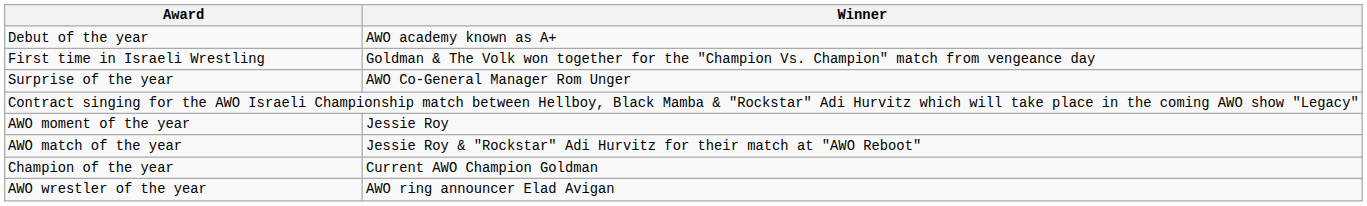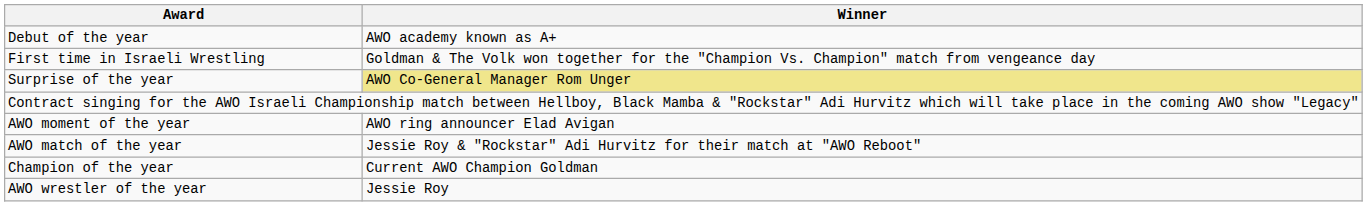(499, 81) no background -> (499, 81) khaki background
(407, 124) Jessie Roy -> (490, 124) AWO ring announcer Elad Avigan
(490, 190) AWO ring announcer Elad Avigan -> (407, 190) Jessie Roy
